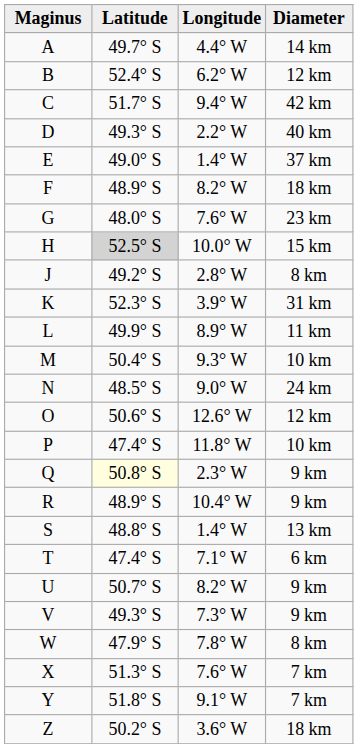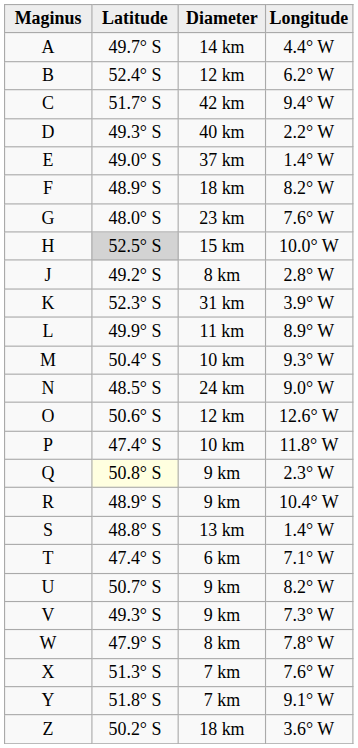columns swapped: (222, 18) <-> (309, 18)
